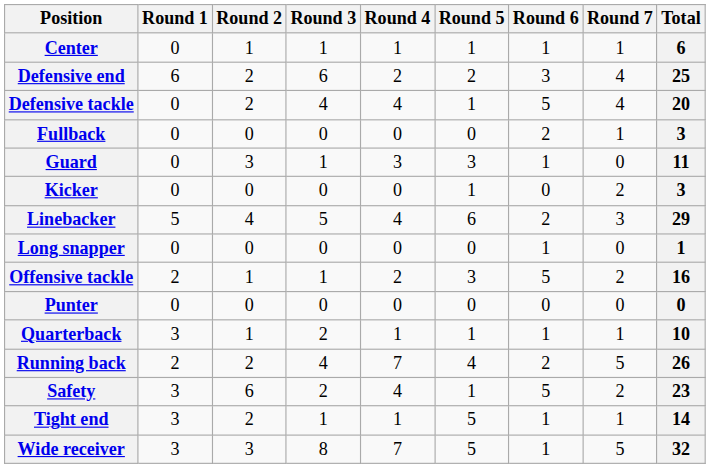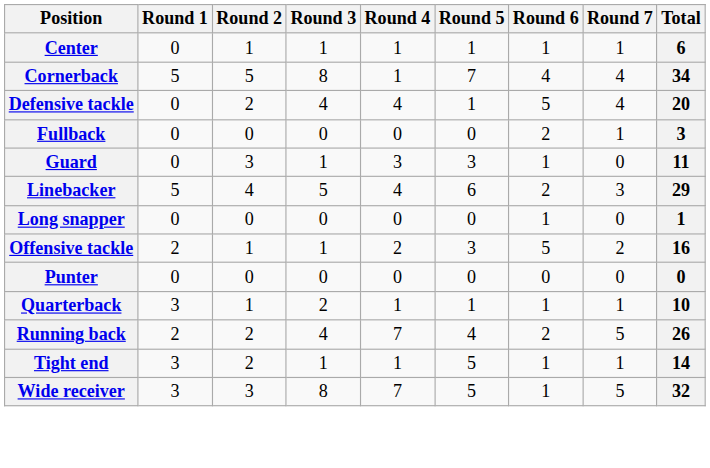+ row: (71, 76)
- row: (71, 76)
- row: (71, 190)
- row: (71, 391)
